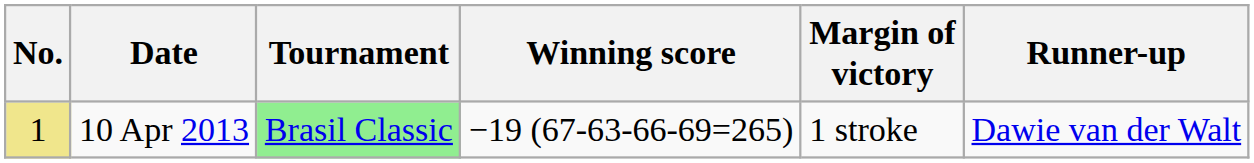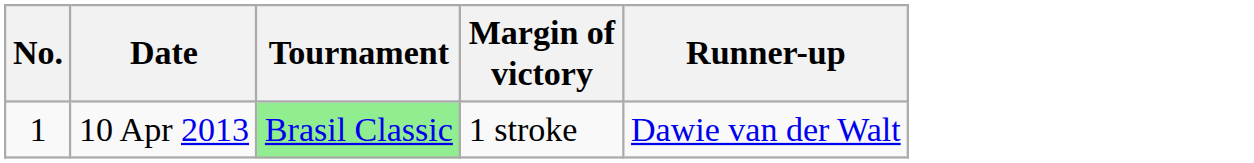- column: (631, 52)
(38, 129) khaki background -> (38, 129) no background
